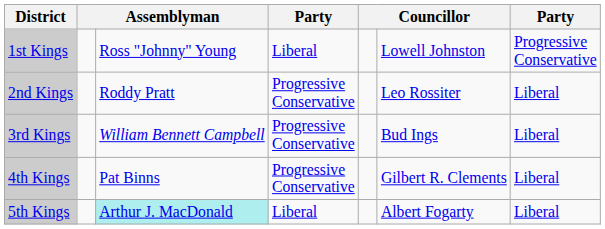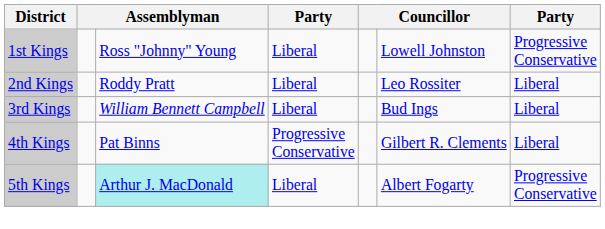(313, 93) Progressive Conservative -> (295, 84) Liberal
(313, 135) Progressive Conservative -> (295, 109) Liberal
(537, 211) Liberal -> (555, 185) Progressive Conservative
